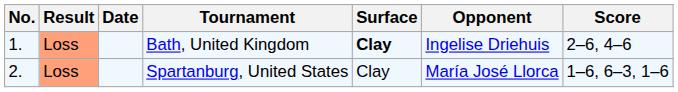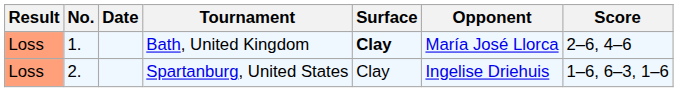columns swapped: (69, 17) <-> (22, 17)
(487, 44) Ingelise Driehuis -> (492, 44) María José Llorca
(492, 72) María José Llorca -> (487, 72) Ingelise Driehuis
